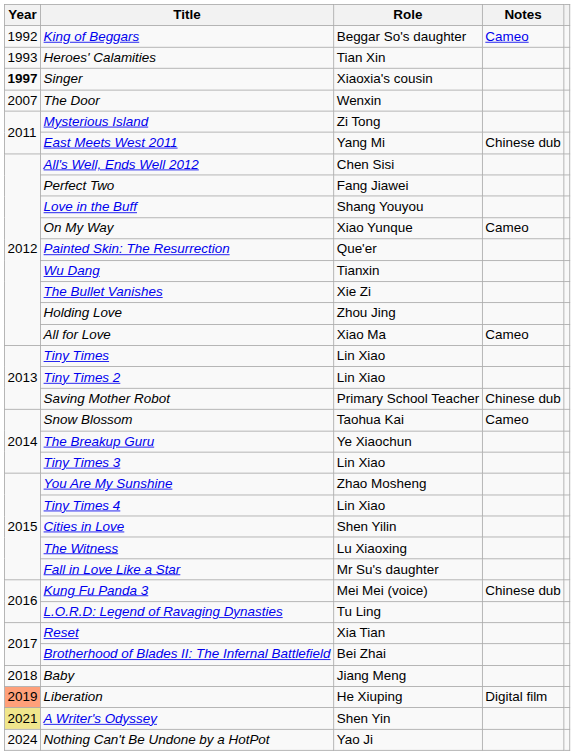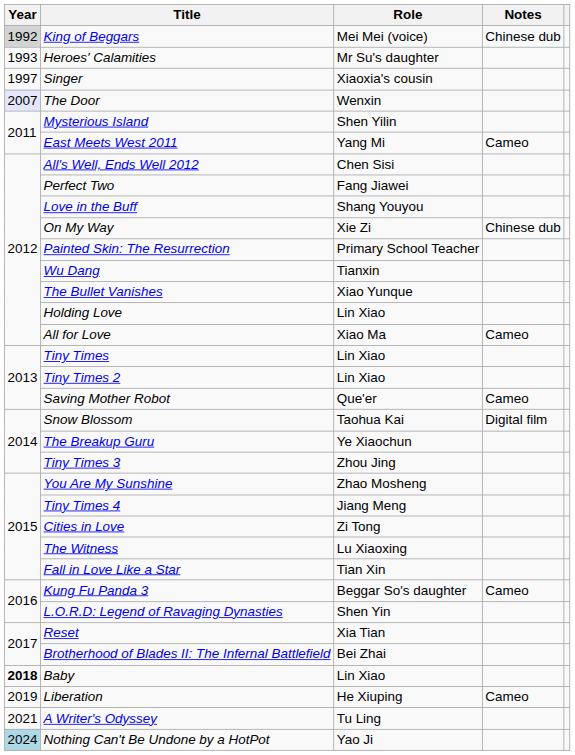(22, 36) no background -> (22, 36) lightgrey background
(402, 36) Beggar So's daughter -> (382, 36) Mei Mei (voice)
(507, 36) Cameo -> (523, 36) Chinese dub
(361, 57) Tian Xin -> (388, 57) Mr Su's daughter
(22, 79) bold -> (22, 79) normal
(22, 100) no background -> (22, 100) lavender background
(359, 121) Zi Tong -> (367, 121) Shen Yilin
(523, 143) Chinese dub -> (507, 143) Cameo
(375, 228) Xiao Yunque -> (354, 228) Xie Zi
(507, 228) Cameo -> (523, 228) Chinese dub
(357, 249) Que'er -> (408, 249) Primary School Teacher
(354, 292) Xie Zi -> (375, 292) Xiao Yunque
(366, 313) Zhou Jing -> (361, 313) Lin Xiao
(408, 398) Primary School Teacher -> (357, 398) Que'er
(523, 398) Chinese dub -> (507, 398) Cameo
(507, 420) Cameo -> (516, 420) Digital film
(361, 462) Lin Xiao -> (366, 462) Zhou Jing
(361, 505) Lin Xiao -> (371, 505) Jiang Meng
(367, 526) Shen Yilin -> (359, 526) Zi Tong
(388, 569) Mr Su's daughter -> (361, 569) Tian Xin
(382, 590) Mei Mei (voice) -> (402, 590) Beggar So's daughter
(523, 590) Chinese dub -> (507, 590) Cameo
(359, 611) Tu Ling -> (364, 611) Shen Yin
(22, 675) normal -> (22, 675) bold
(371, 675) Jiang Meng -> (361, 675) Lin Xiao
(22, 697) lightsalmon background -> (22, 697) no background
(516, 697) Digital film -> (507, 697) Cameo
(22, 718) khaki background -> (22, 718) no background
(364, 718) Shen Yin -> (359, 718) Tu Ling
(22, 739) no background -> (22, 739) lightblue background
